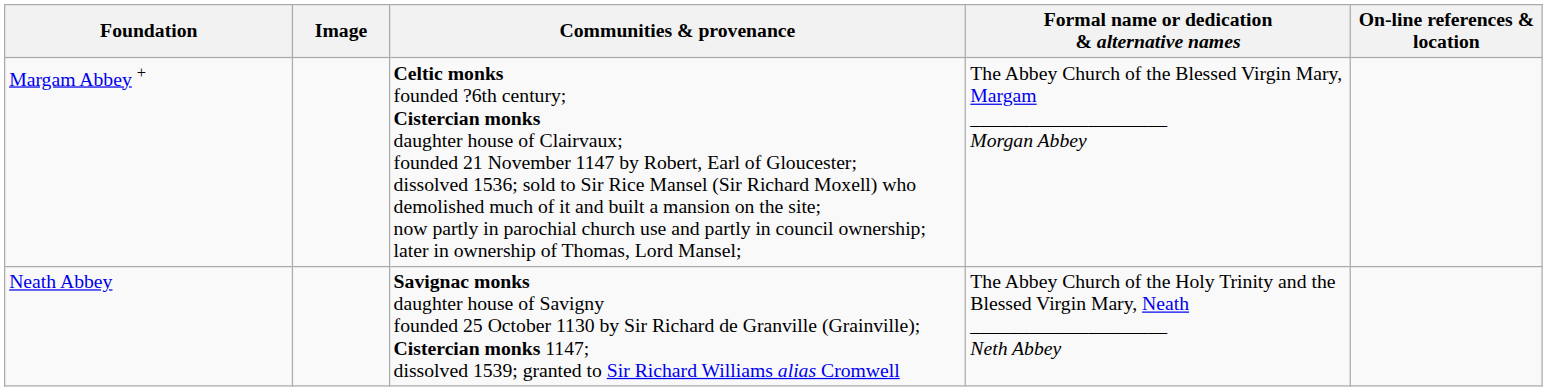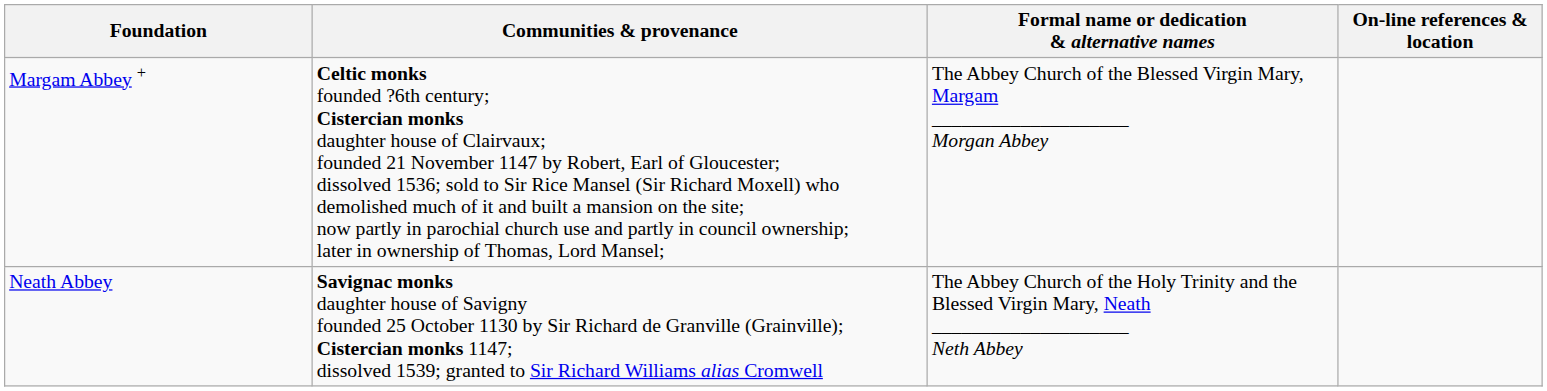- column: (341, 31)
